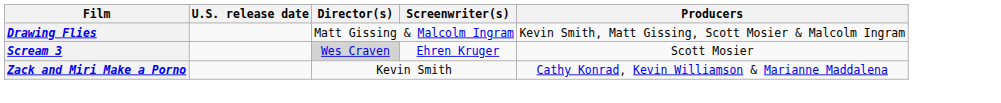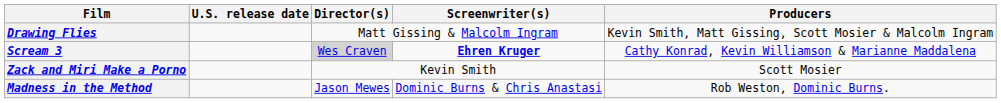(458, 51) normal -> (499, 51) bold
(712, 51) Scott Mosier -> (800, 51) Cathy Konrad, Kevin Williamson & Marianne Maddalena
(712, 70) Cathy Konrad, Kevin Williamson & Marianne Maddalena -> (800, 70) Scott Mosier
+ row: (79, 88)
